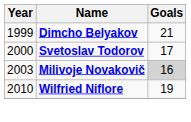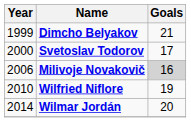(20, 70) 2003 -> (20, 70) 2006
+ row: (80, 107)
